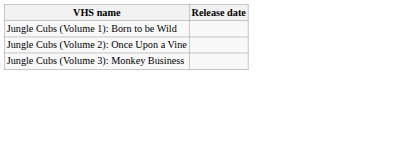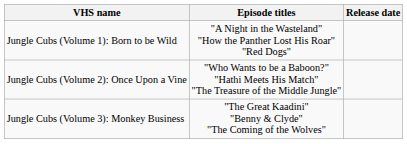+ column: (266, 12)
